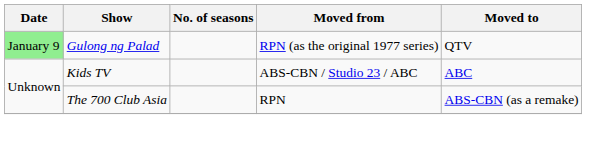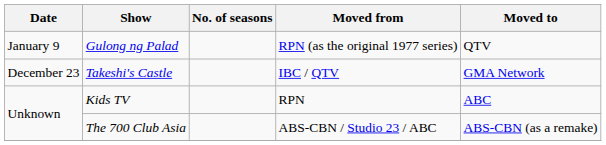(33, 45) lightgreen background -> (33, 45) no background
+ row: (129, 72)
(339, 72) ABS-CBN / Studio 23 / ABC -> (292, 100) RPN
(273, 100) RPN -> (358, 127) ABS-CBN / Studio 23 / ABC
